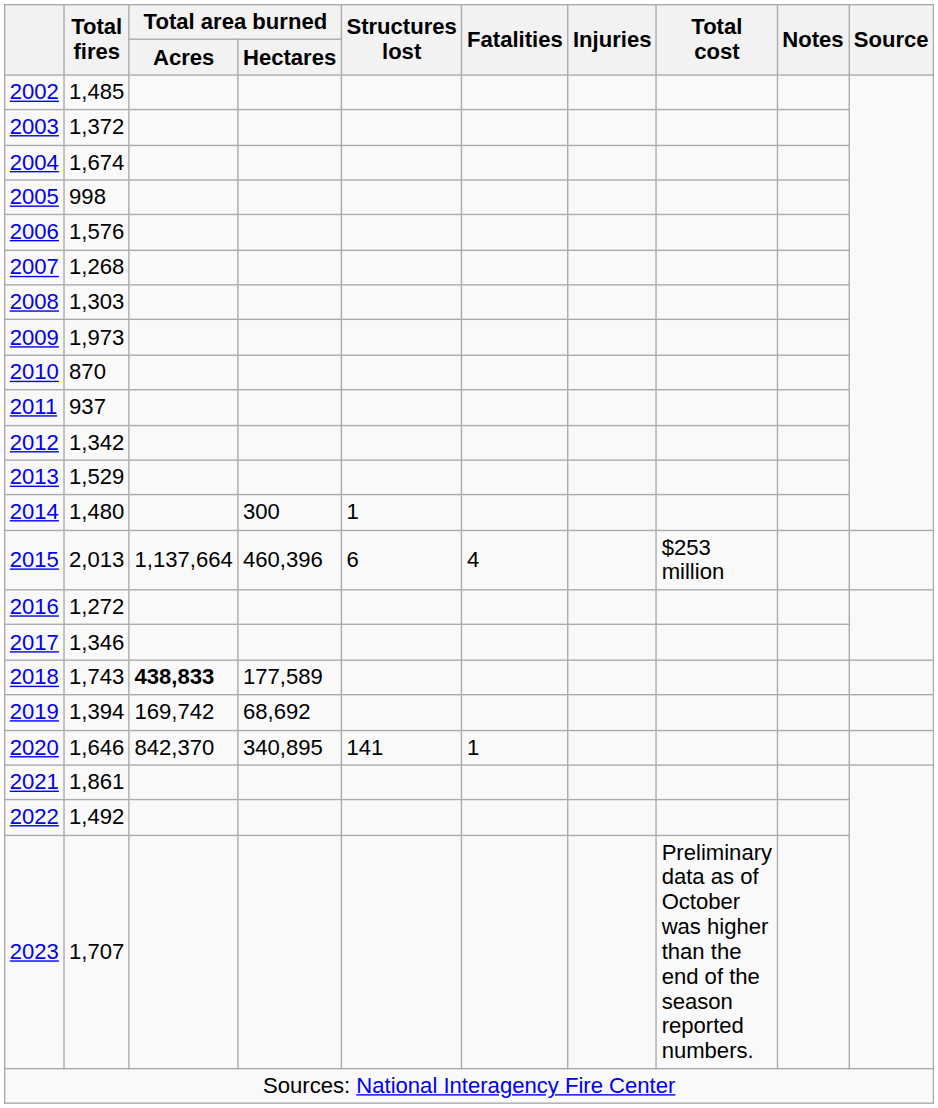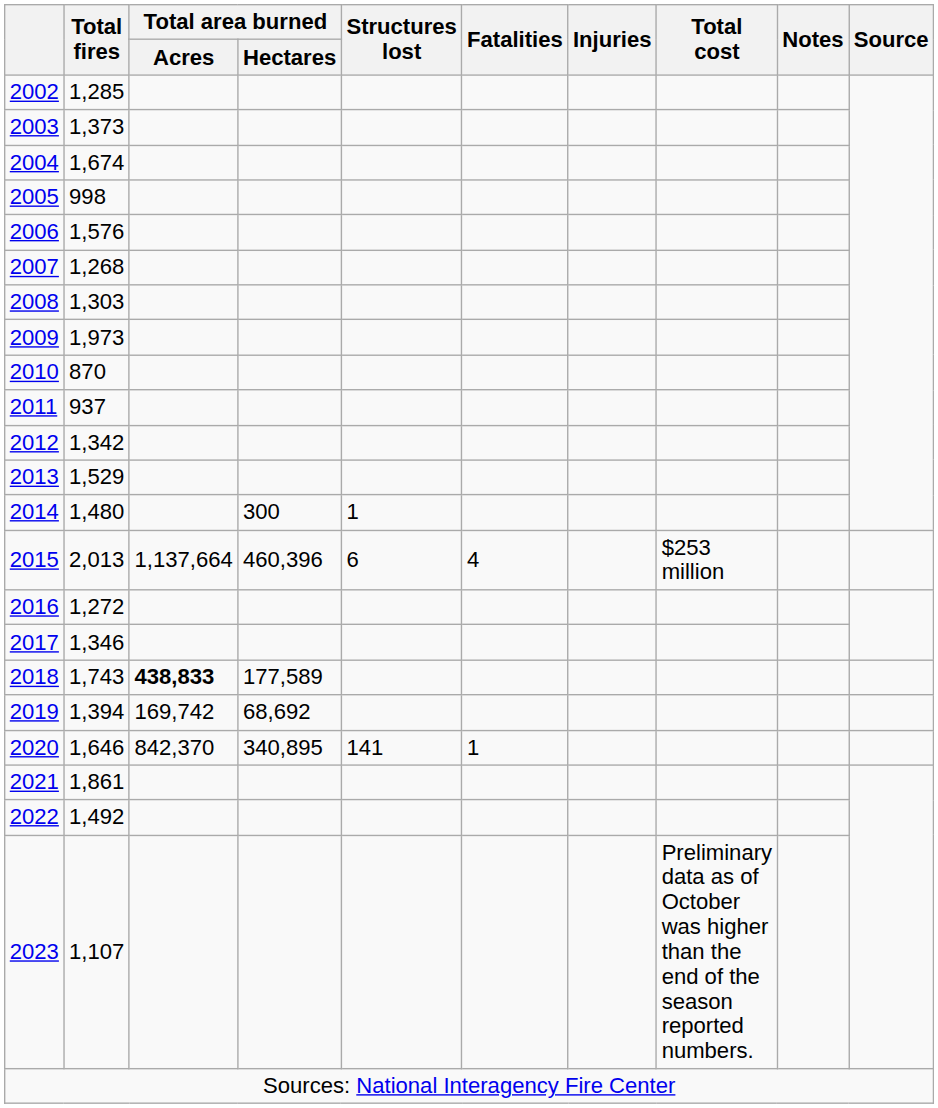(97, 92) 1,485 -> (97, 92) 1,285
(97, 127) 1,372 -> (97, 127) 1,373
(97, 951) 1,707 -> (97, 951) 1,107
